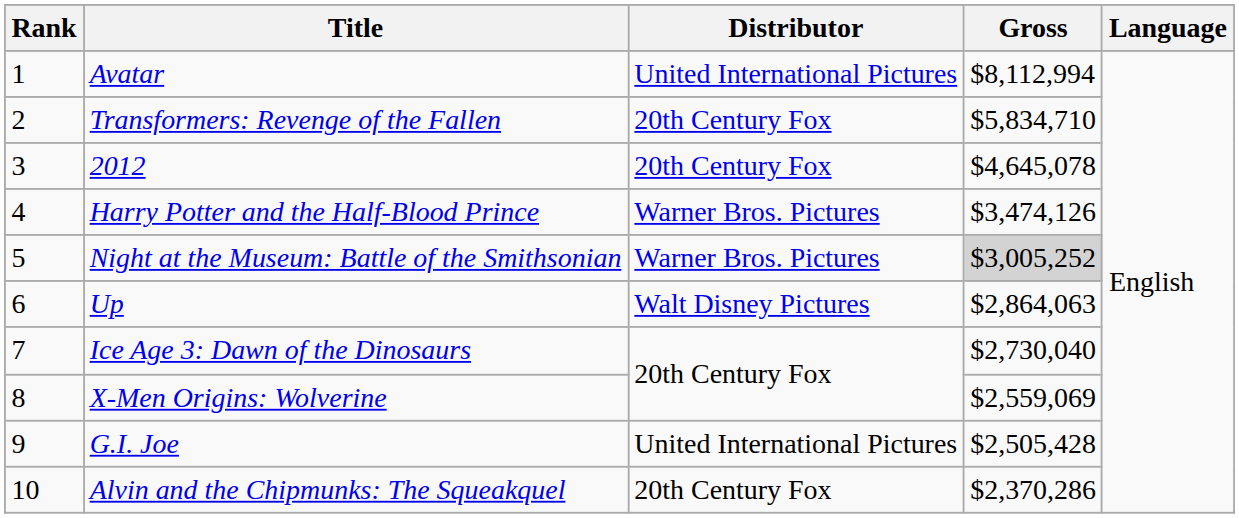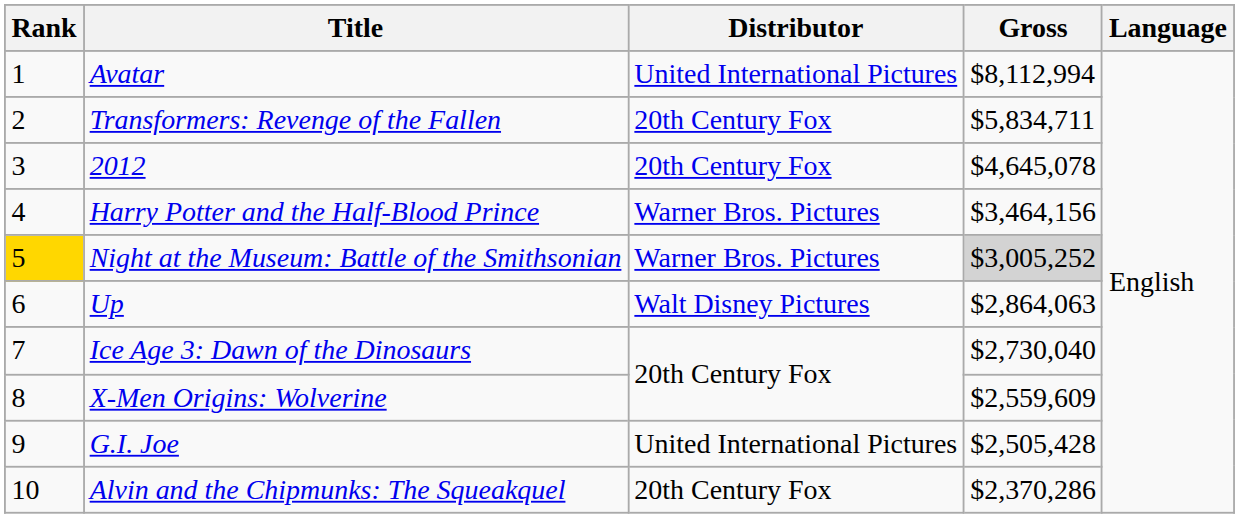(1033, 119) $5,834,710 -> (1033, 119) $5,834,711
(1033, 212) $3,474,126 -> (1033, 212) $3,464,156
(18, 258) no background -> (18, 258) gold background
(1033, 396) $2,559,069 -> (1033, 396) $2,559,609
